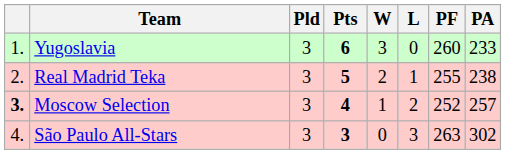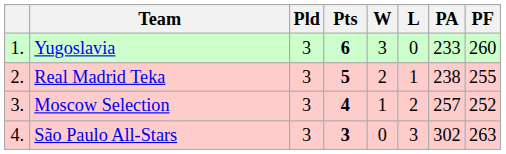columns swapped: (447, 18) <-> (483, 18)
(17, 105) bold -> (17, 105) normal
